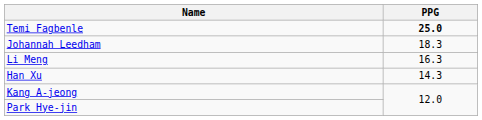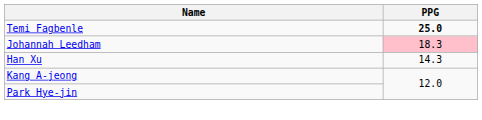(430, 44) no background -> (430, 44) pink background
- row: (27, 60)
